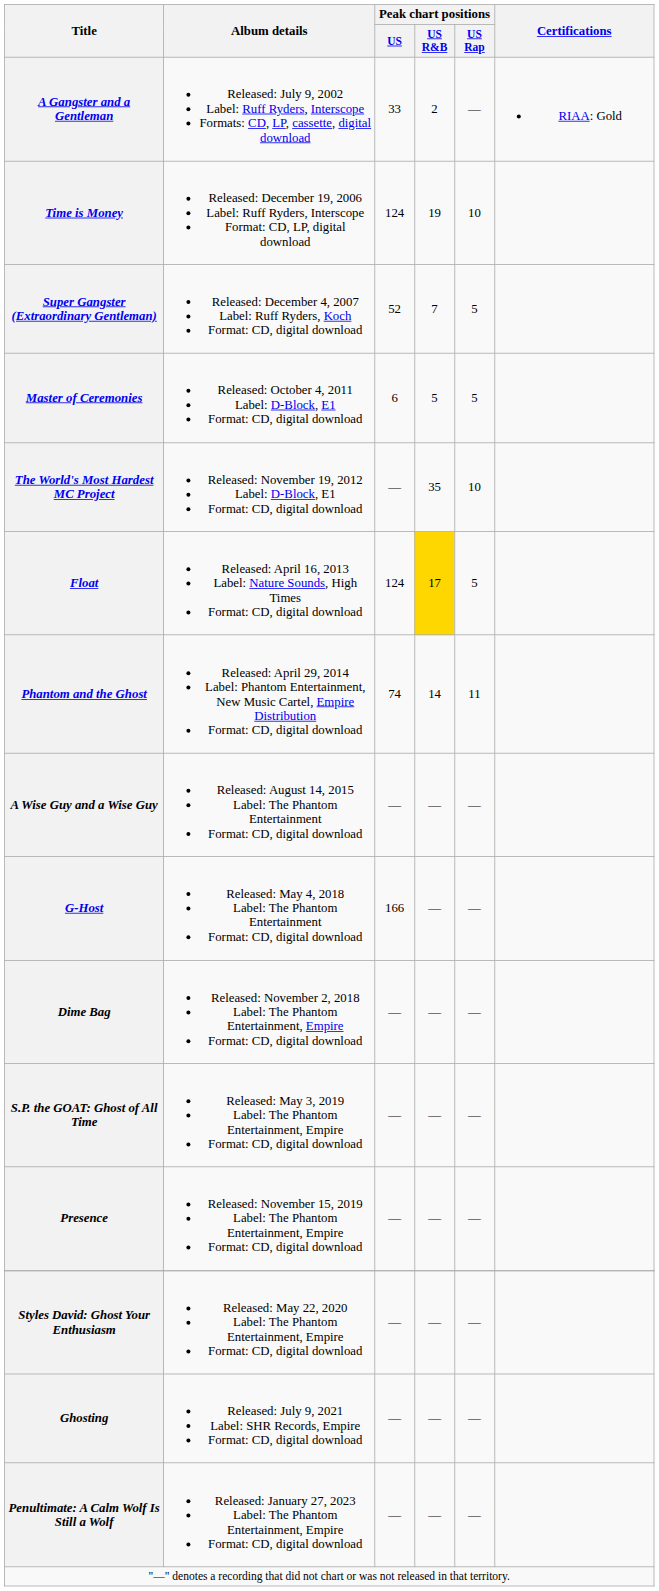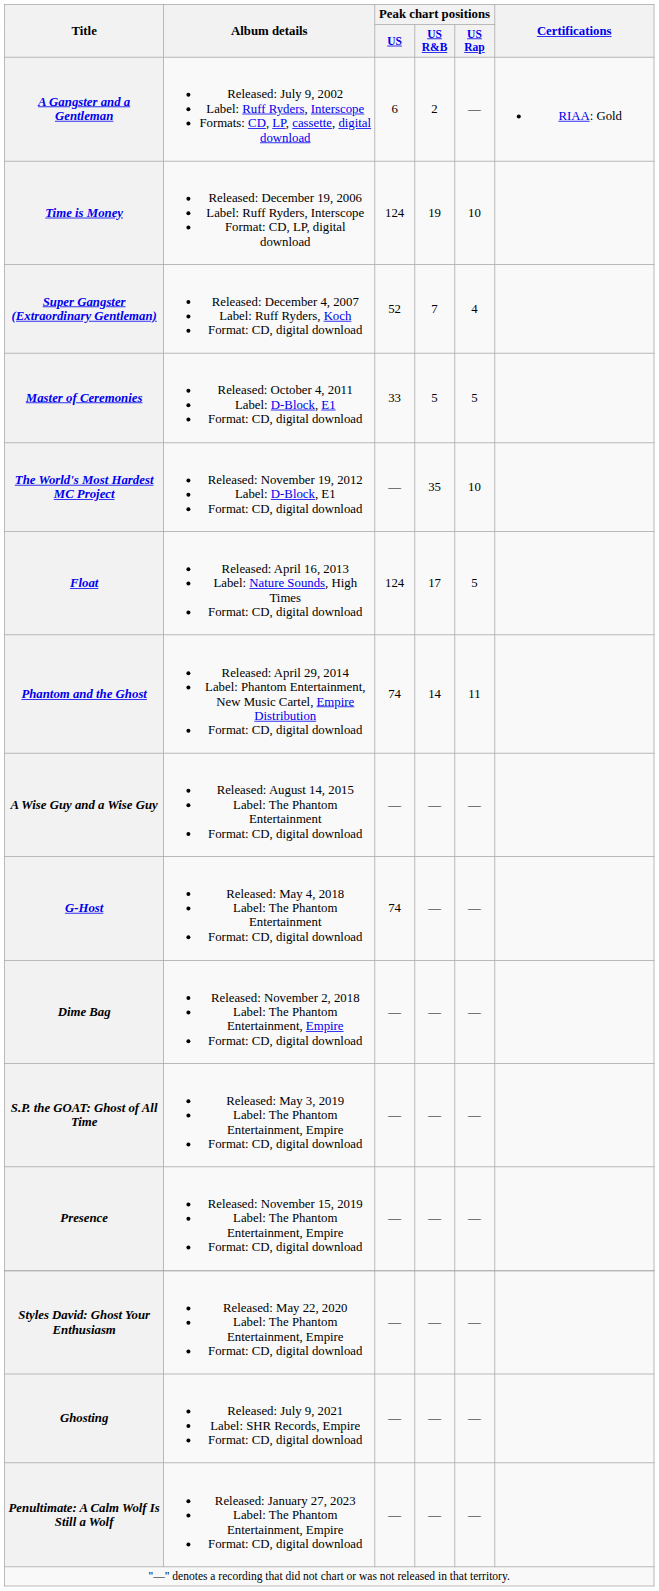(395, 109) 33 -> (395, 109) 6
(474, 308) 5 -> (474, 308) 4
(395, 398) 6 -> (395, 398) 33
(435, 583) gold background -> (435, 583) no background
(395, 908) 166 -> (395, 908) 74
